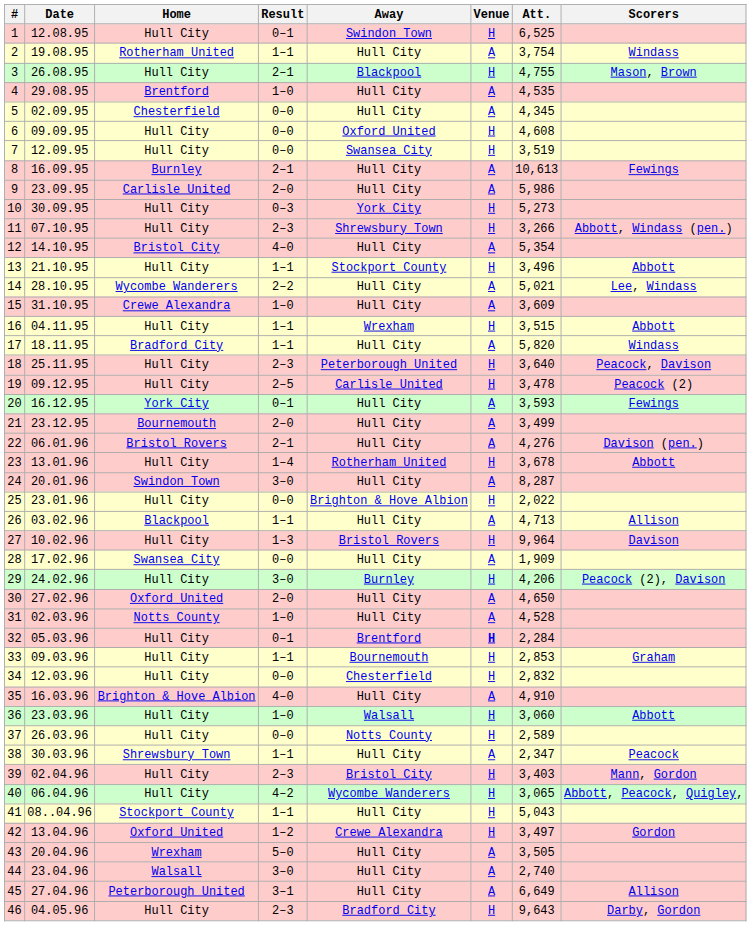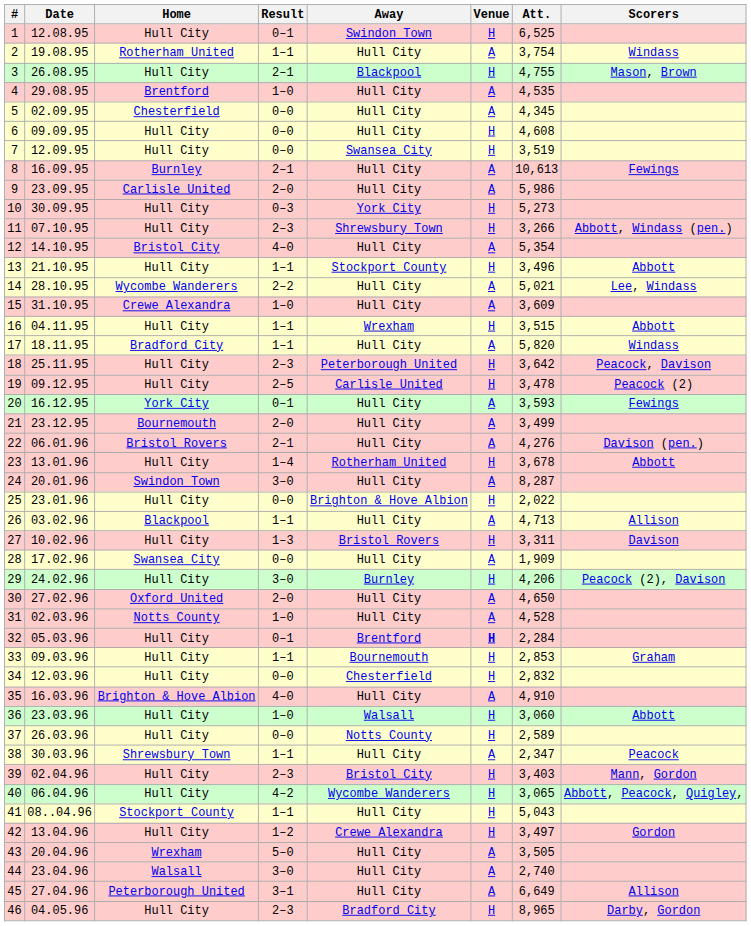(389, 131) Oxford United -> (389, 131) Hull City
(537, 365) 3,640 -> (537, 365) 3,642
(537, 541) 9,964 -> (537, 541) 3,311
(177, 833) Oxford United -> (177, 833) Hull City
(537, 911) 9,643 -> (537, 911) 8,965
